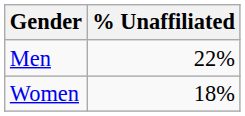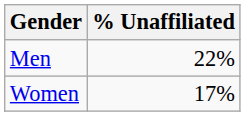(214, 93) 18% -> (214, 93) 17%
